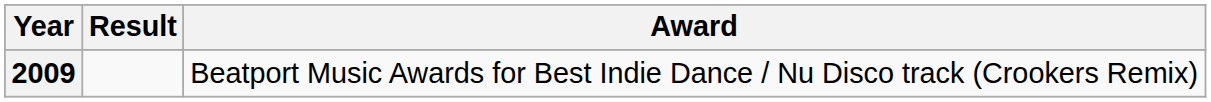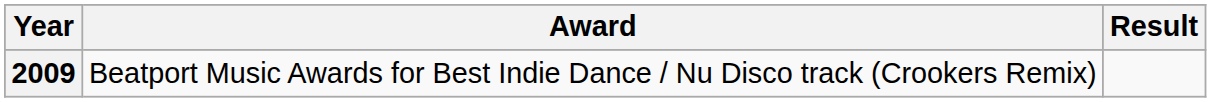columns swapped: (694, 27) <-> (133, 27)
